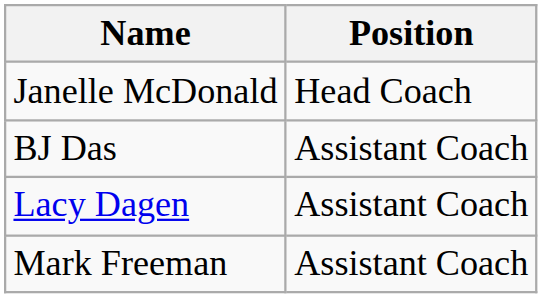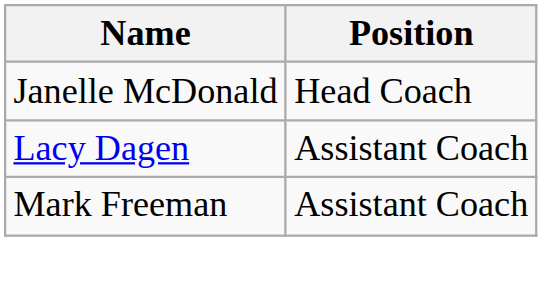- row: (65, 147)
